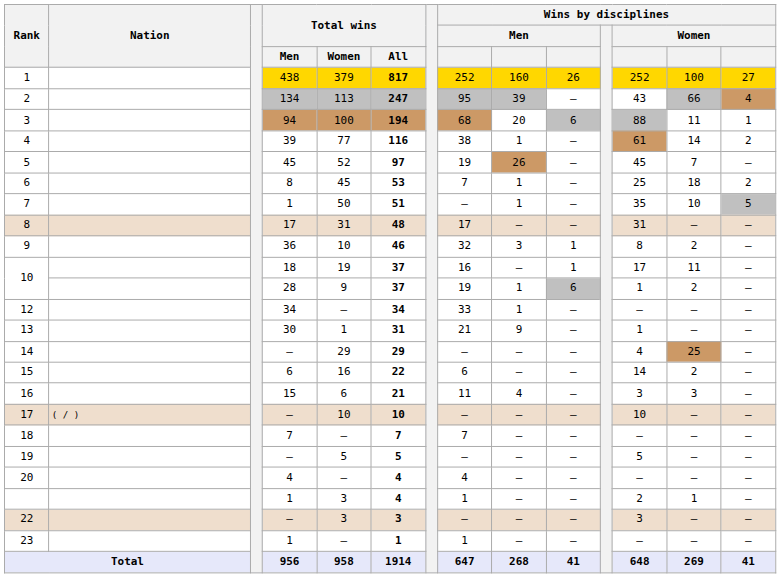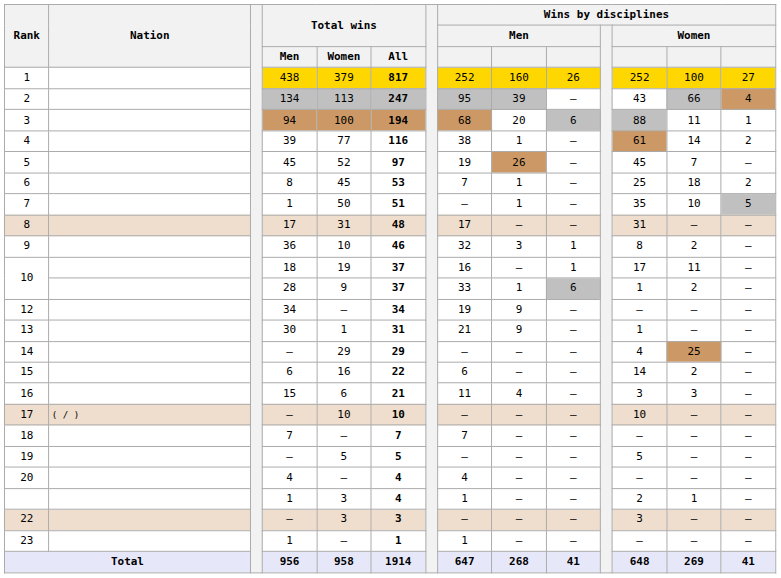(465, 288) 19 -> (465, 288) 33
(465, 309) 33 -> (465, 309) 19
(519, 309) 1 -> (519, 309) 9
